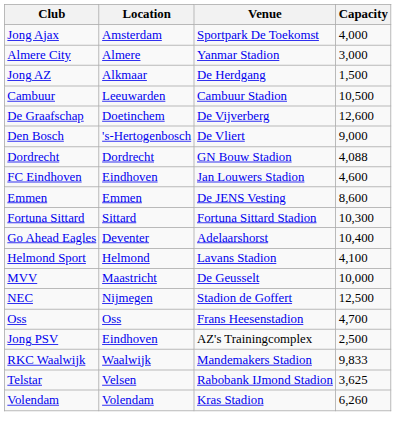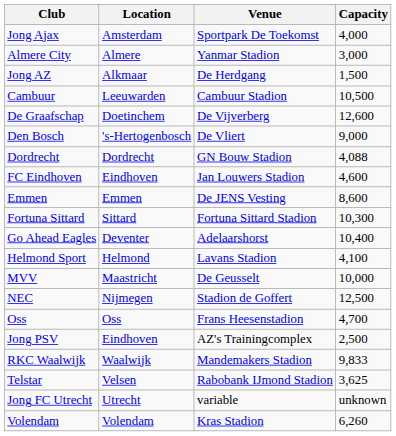+ row: (50, 400)
